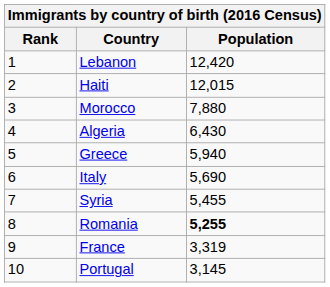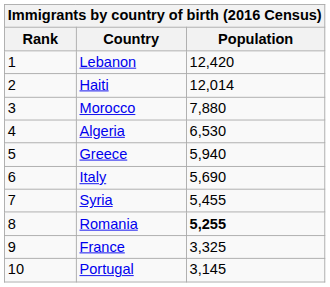(212, 85) 12,015 -> (212, 85) 12,014
(208, 131) 6,430 -> (208, 131) 6,530
(208, 246) 3,319 -> (208, 246) 3,325
